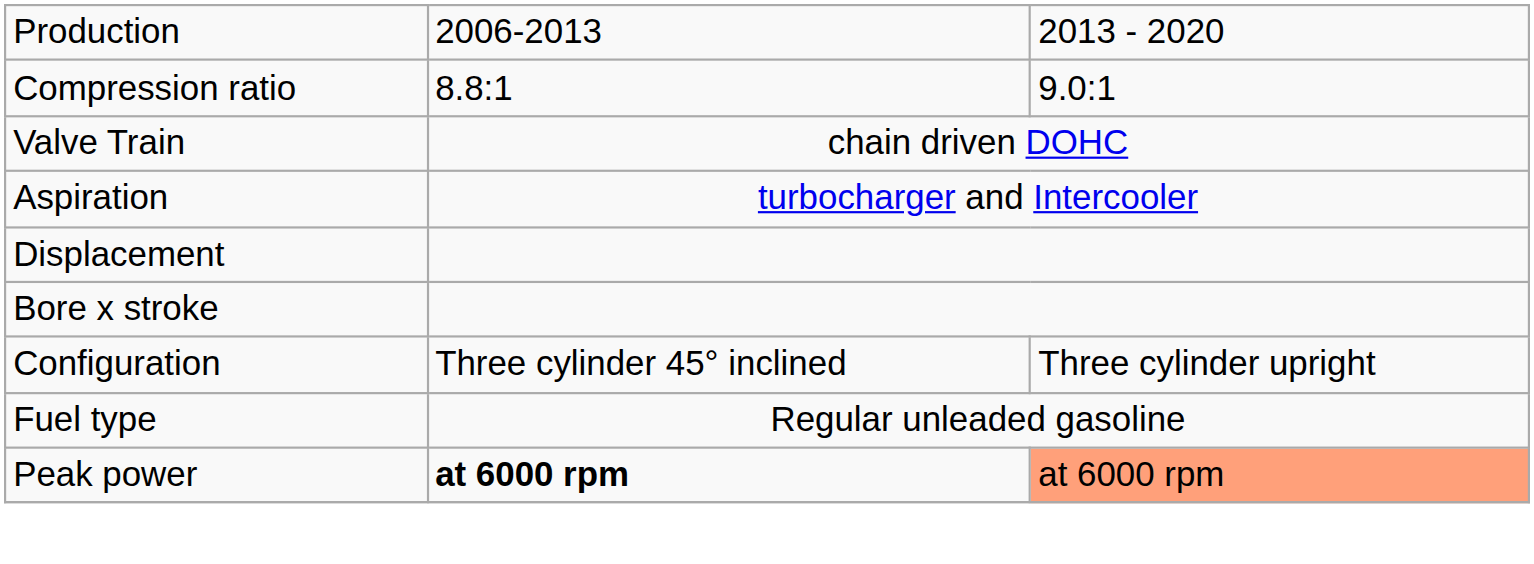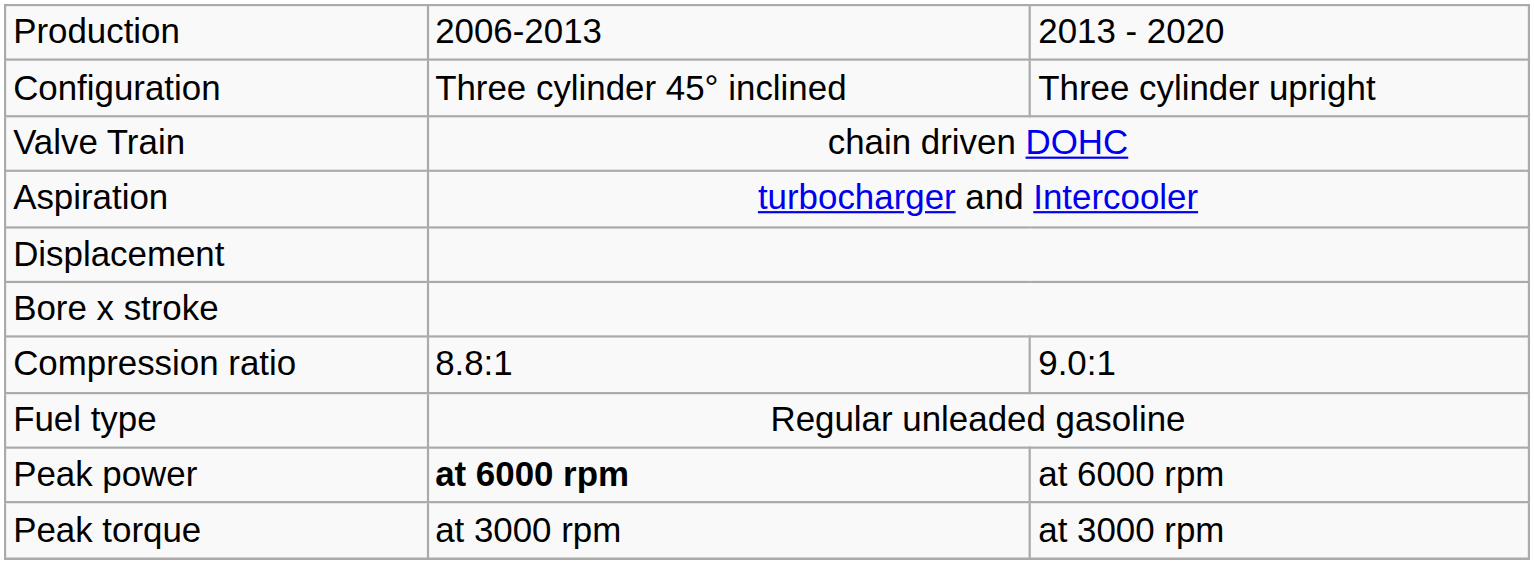rows swapped: (117, 364) <-> (155, 87)
(1131, 474) lightsalmon background -> (1131, 474) no background
+ row: (107, 530)
